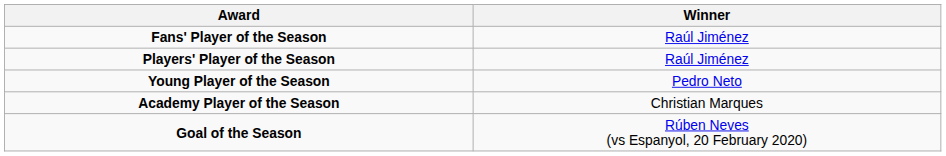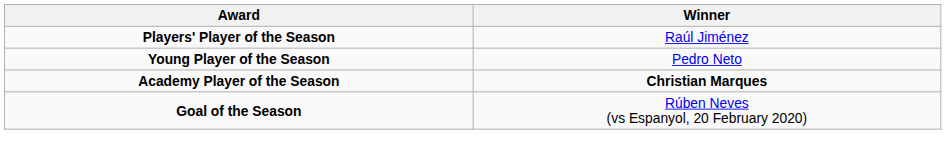- row: (239, 37)
(707, 103) normal -> (707, 81) bold
